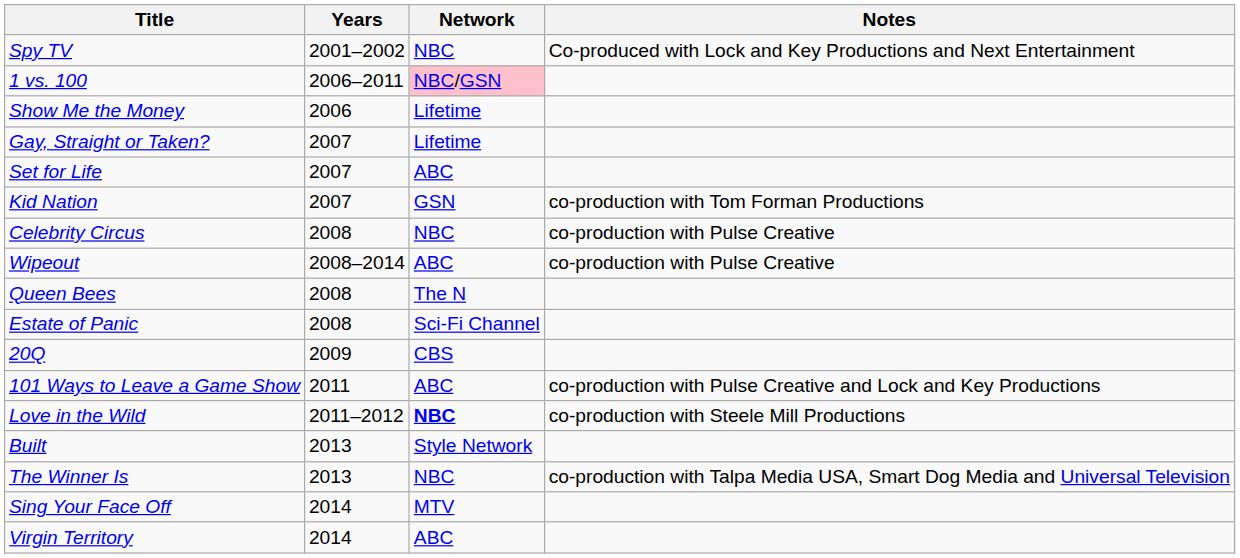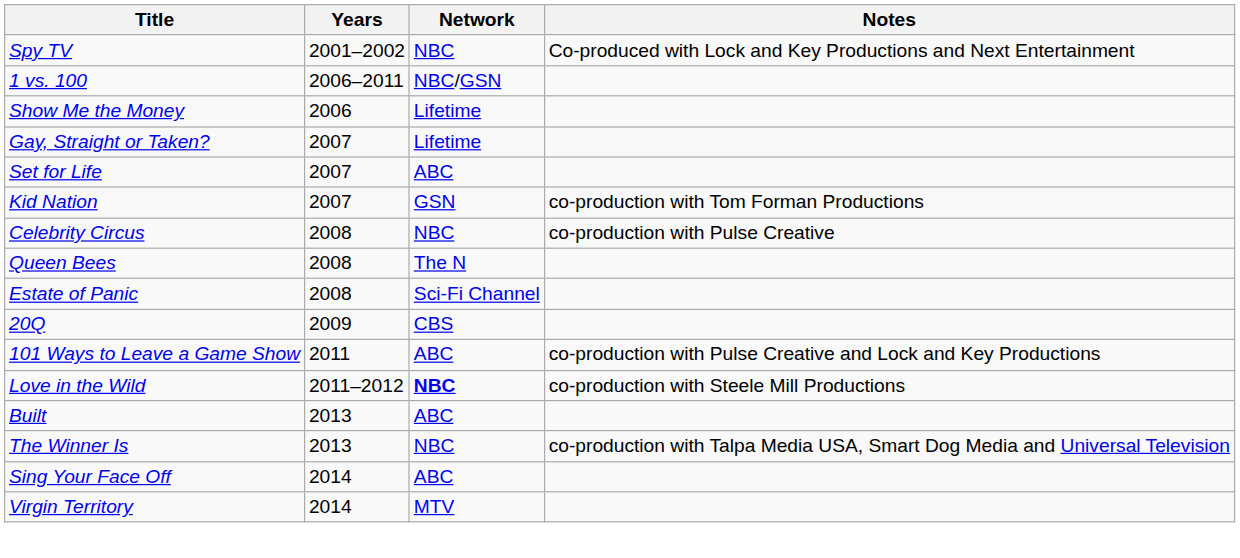(458, 80) pink background -> (458, 80) no background
- row: (44, 263)
(473, 446) Style Network -> (434, 415) ABC
(434, 506) MTV -> (434, 476) ABC
(434, 537) ABC -> (434, 506) MTV
